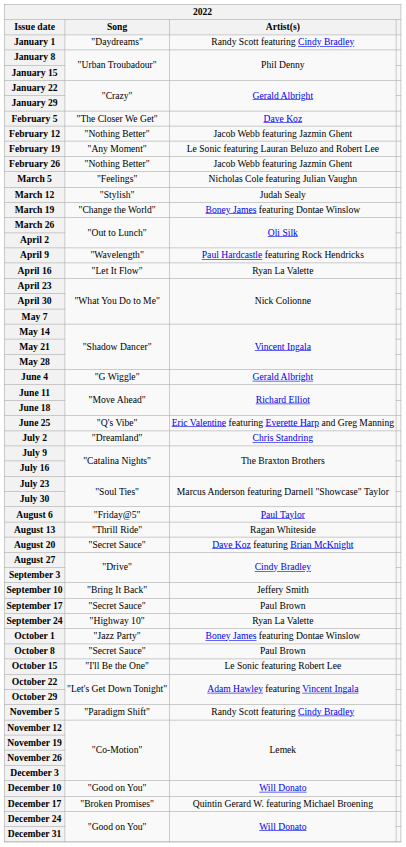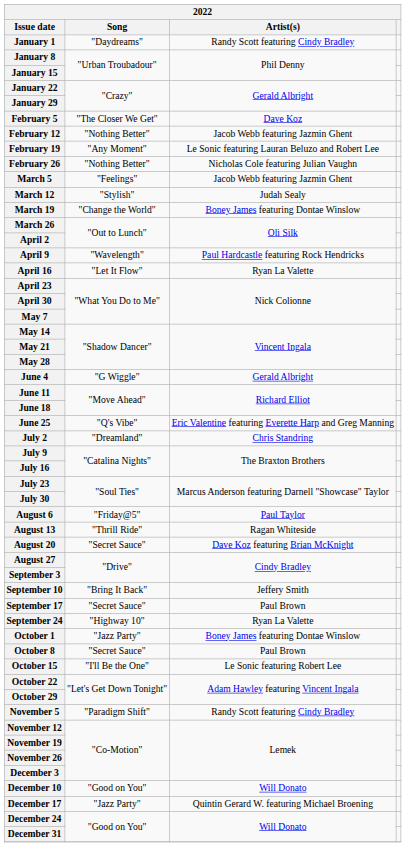(283, 164) Jacob Webb featuring Jazmin Ghent -> (283, 164) Nicholas Cole featuring Julian Vaughn
(283, 179) Nicholas Cole featuring Julian Vaughn -> (283, 179) Jacob Webb featuring Jazmin Ghent
(117, 803) "Broken Promises" -> (117, 803) "Jazz Party"
